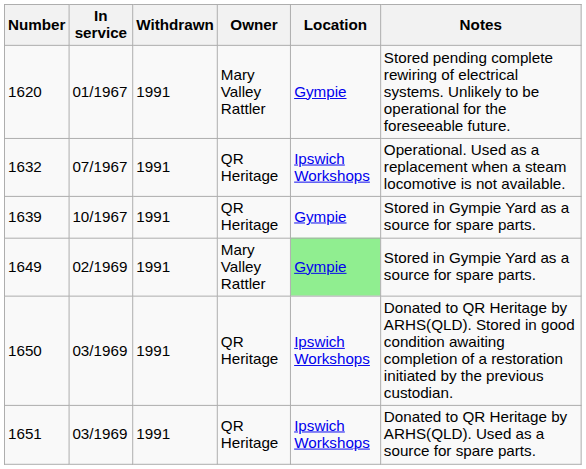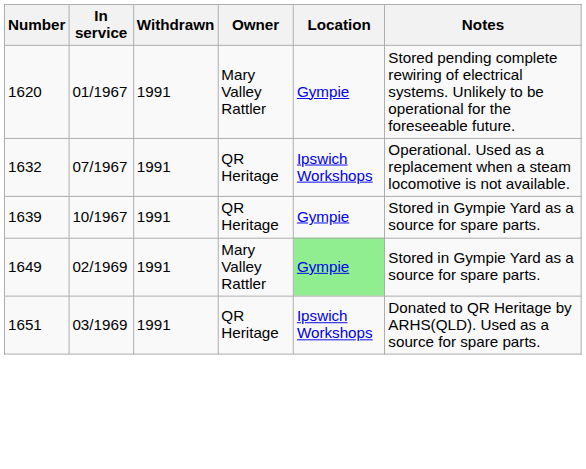- row: (25, 350)
